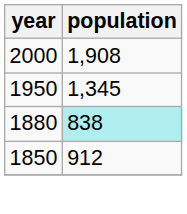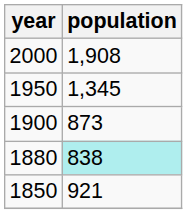+ row: (33, 123)
(85, 157) 912 -> (85, 191) 921
